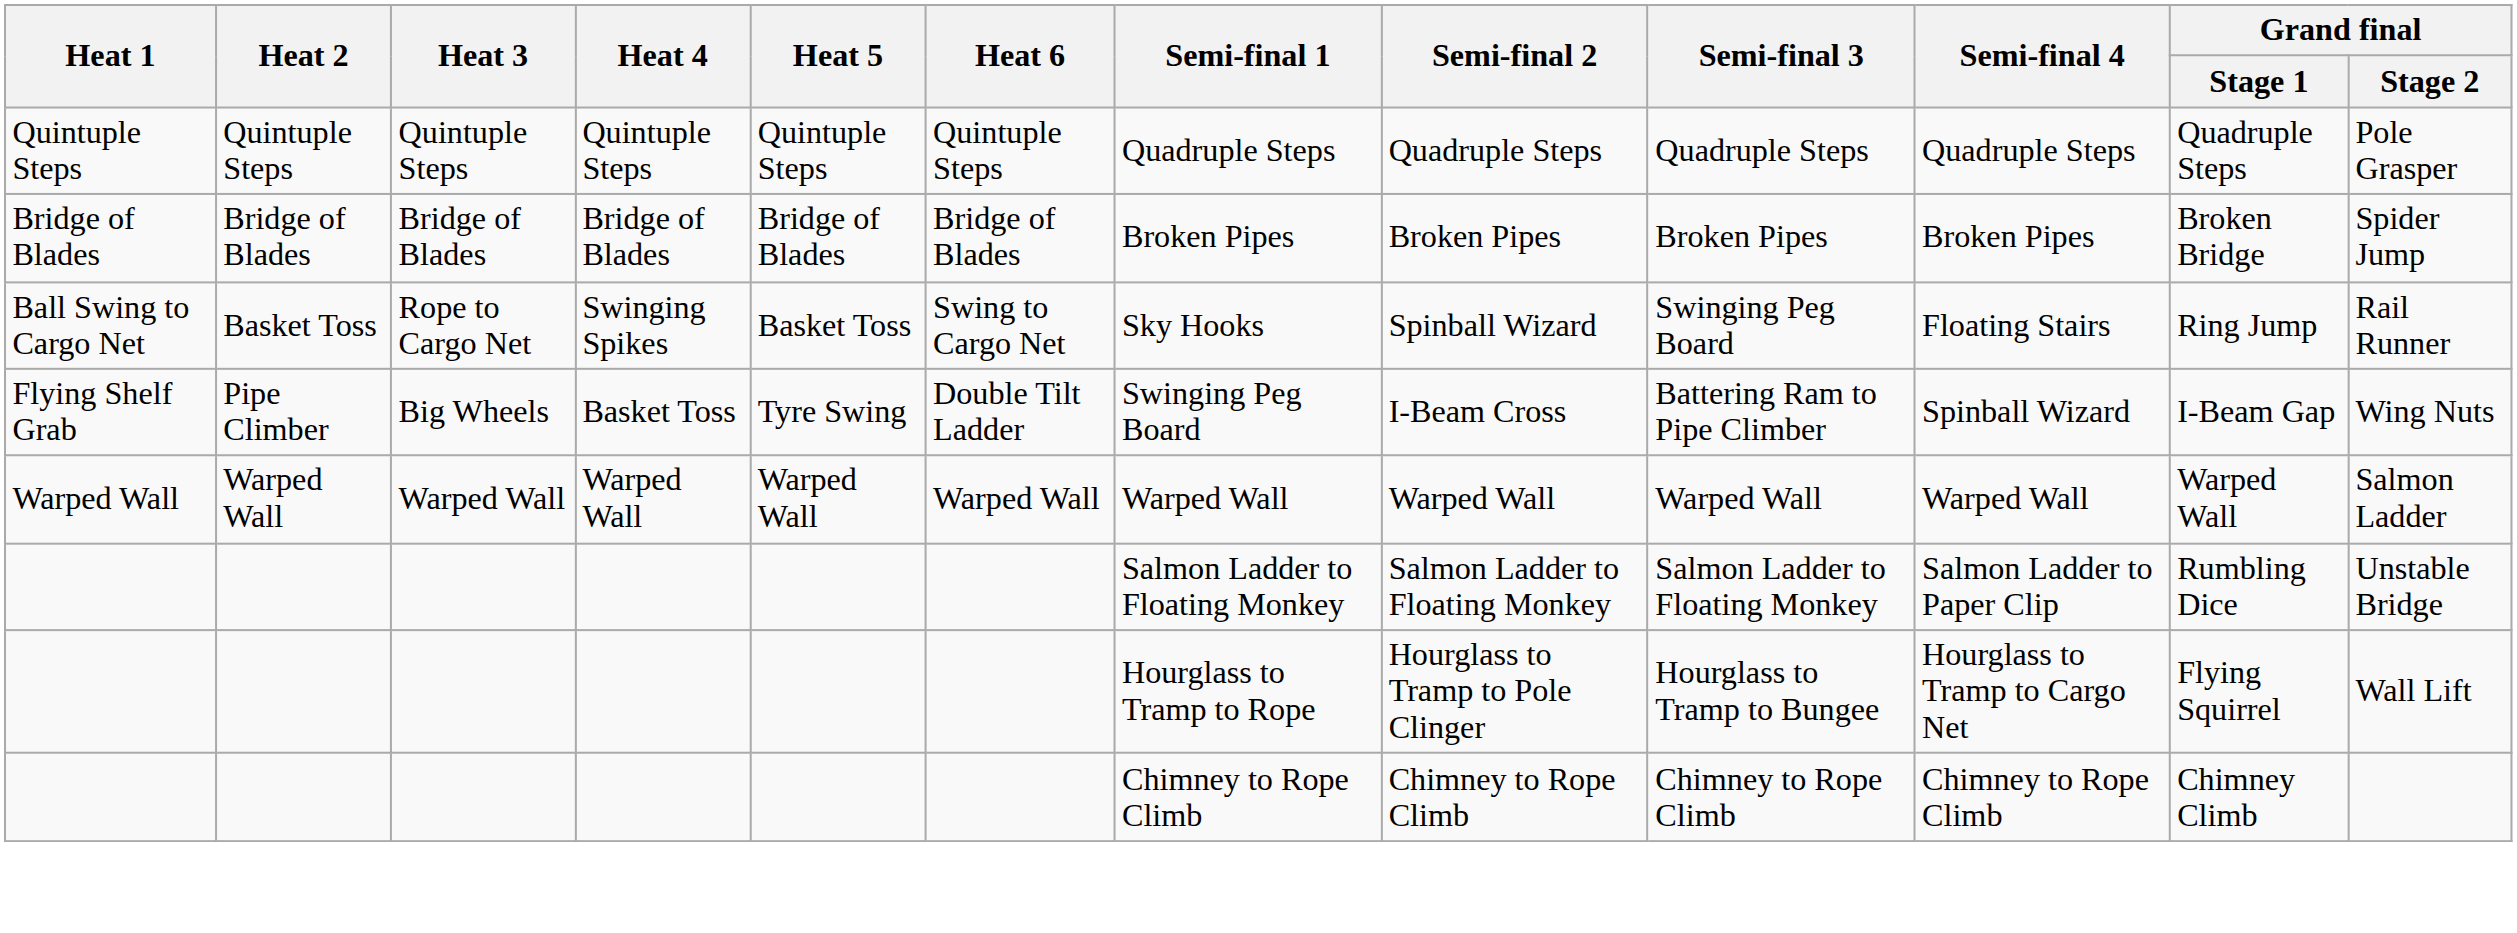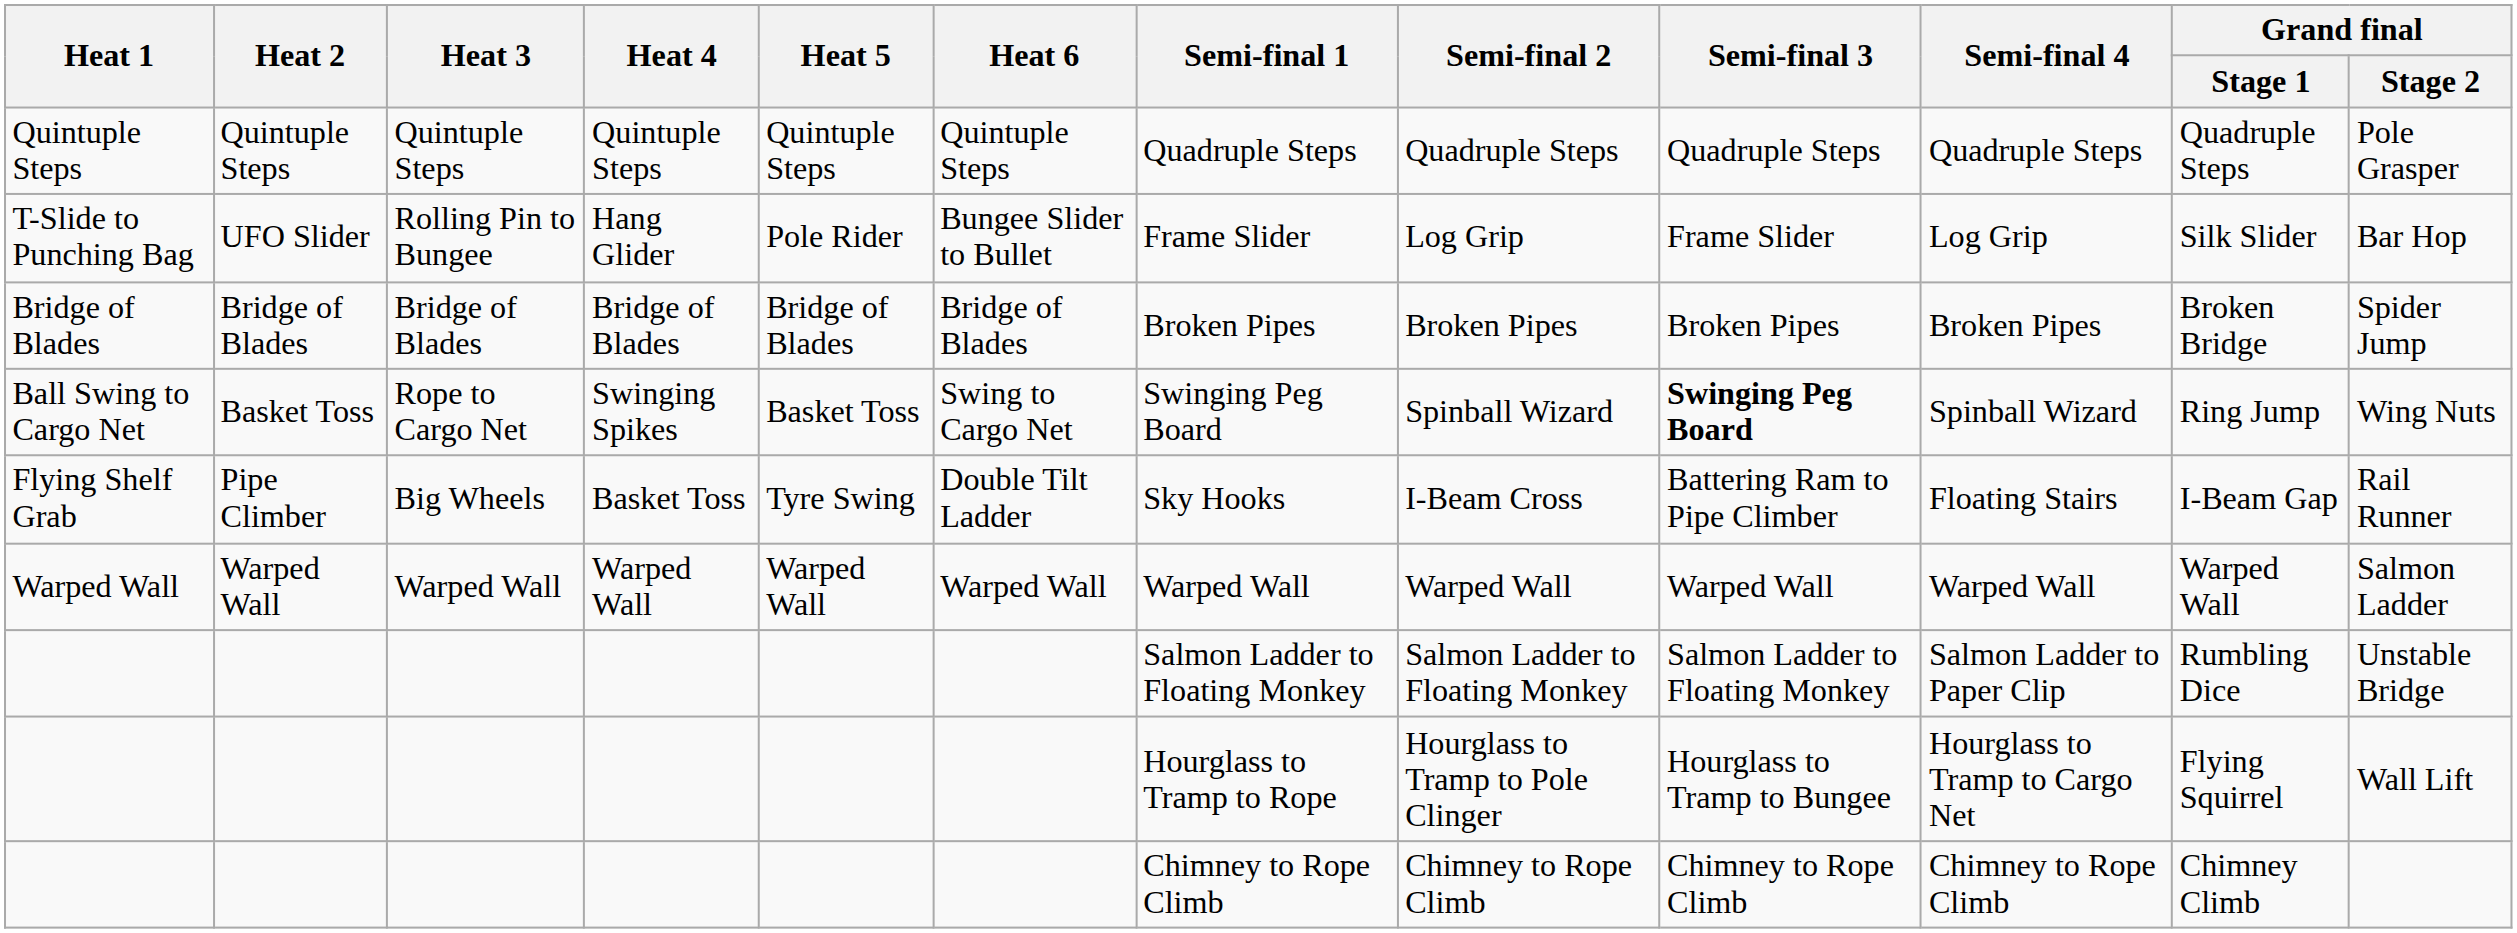+ row: (103, 237)
(1193, 324) Sky Hooks -> (1233, 411) Swinging Peg Board
(1745, 324) normal -> (1759, 411) bold
(2016, 324) Floating Stairs -> (2033, 411) Spinball Wizard
(2403, 324) Rail Runner -> (2426, 411) Wing Nuts
(1212, 411) Swinging Peg Board -> (1214, 498) Sky Hooks
(2026, 411) Spinball Wizard -> (2023, 498) Floating Stairs
(2425, 411) Wing Nuts -> (2404, 498) Rail Runner
